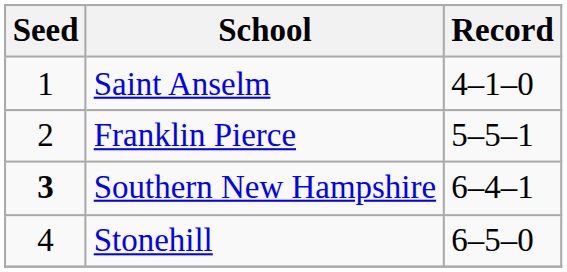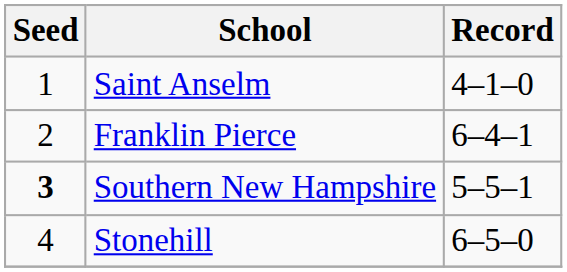(492, 135) 5–5–1 -> (492, 135) 6–4–1
(492, 187) 6–4–1 -> (492, 187) 5–5–1
